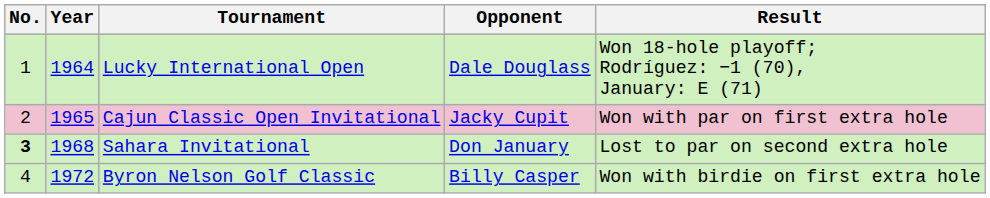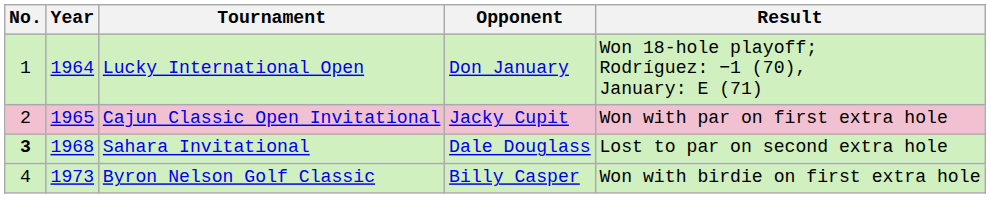(520, 70) Dale Douglass -> (509, 70) Don January
(509, 149) Don January -> (520, 149) Dale Douglass
(72, 178) 1972 -> (72, 178) 1973
